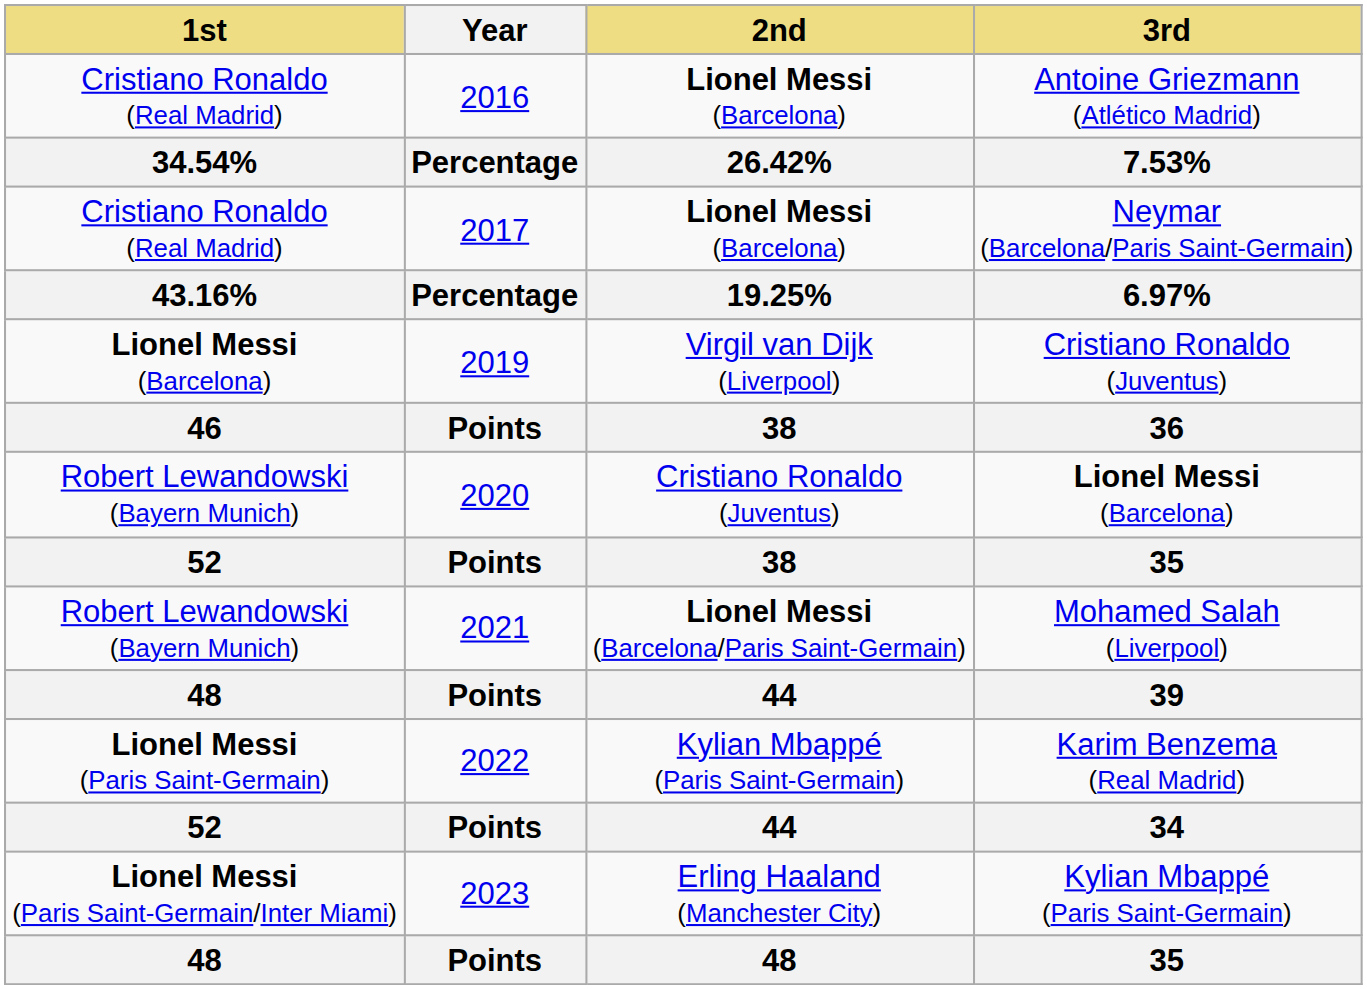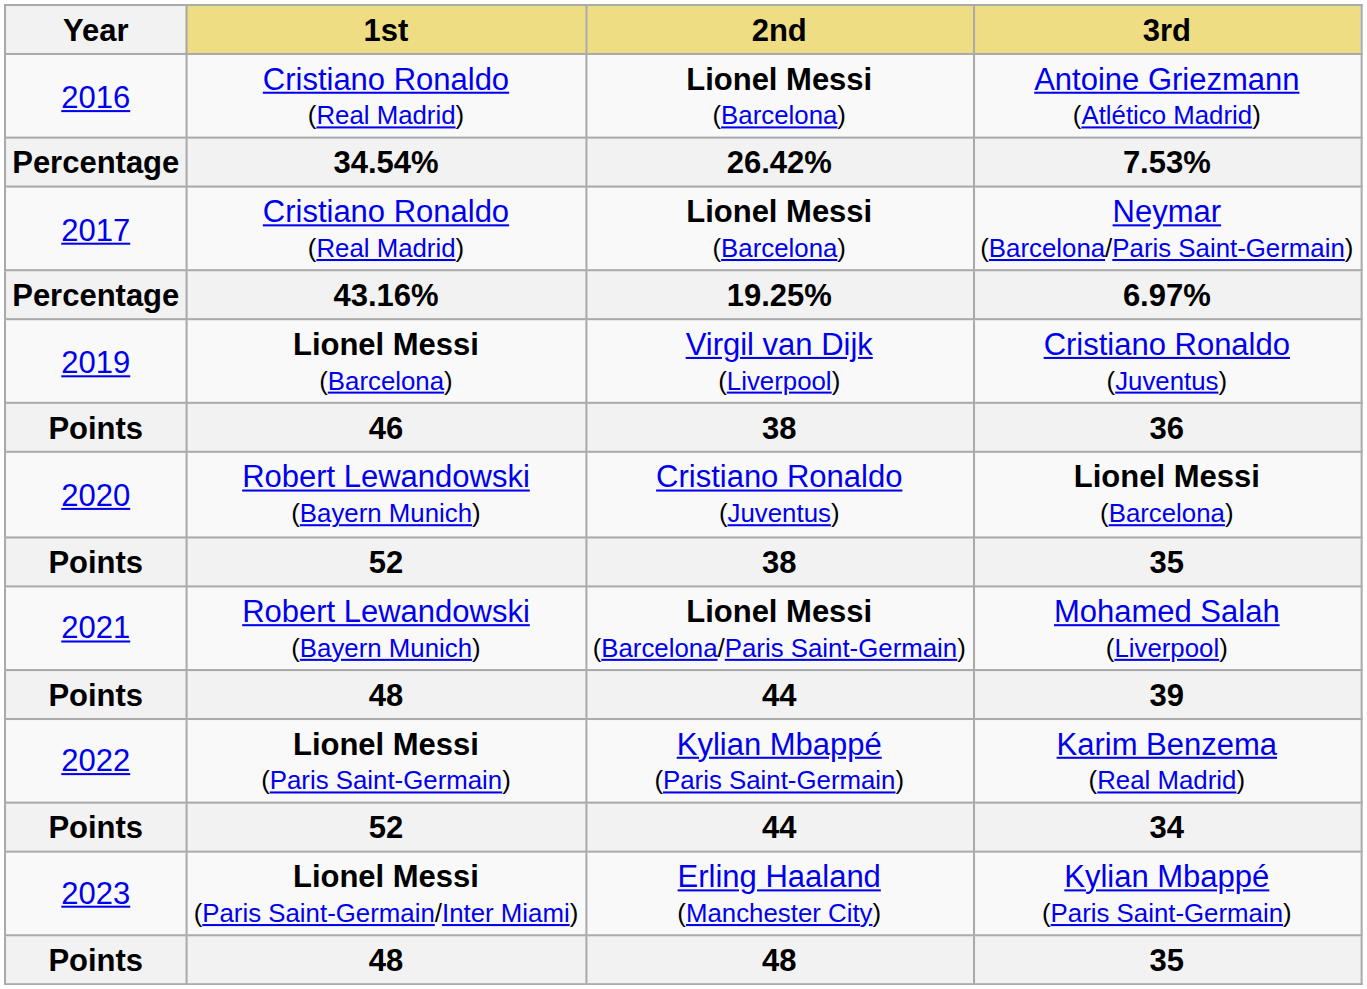columns swapped: (495, 30) <-> (205, 30)
